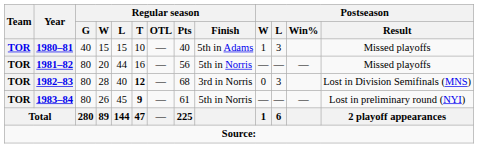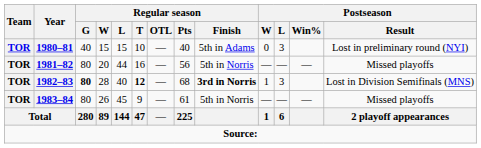(263, 47) 1 -> (266, 47) 0
(397, 47) Missed playoffs -> (400, 47) Lost in preliminary round (NYI)
(86, 82) normal -> (86, 82) bold
(225, 82) normal -> (227, 82) bold
(263, 82) 0 -> (266, 82) 1
(140, 99) bold -> (140, 99) normal
(397, 99) Lost in preliminary round (NYI) -> (400, 99) Missed playoffs
